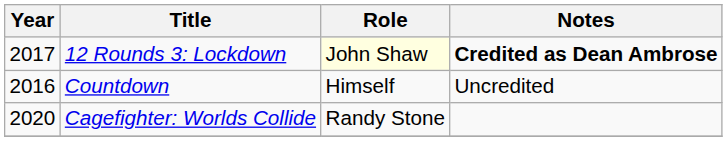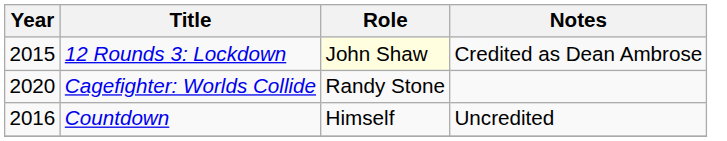(32, 53) 2017 -> (32, 53) 2015
(586, 53) bold -> (578, 53) normal
rows swapped: (117, 86) <-> (190, 119)
